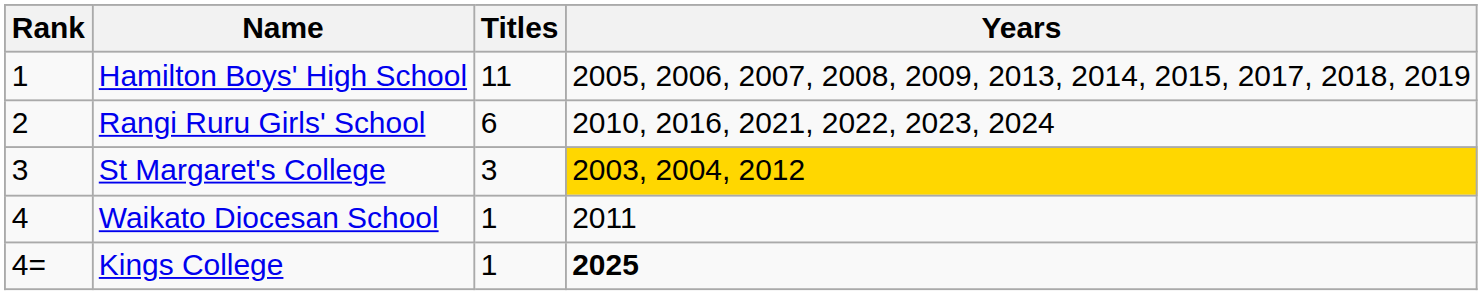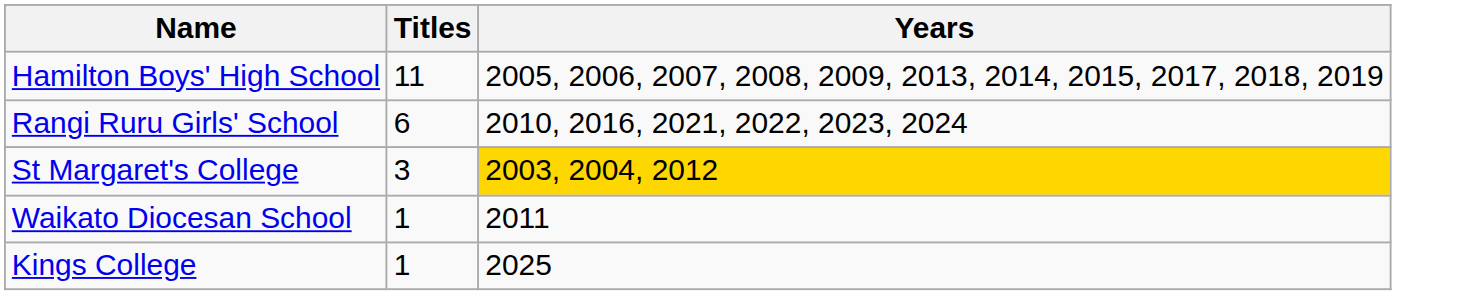- column: (48, 28)
(605, 265) bold -> (519, 265) normal
